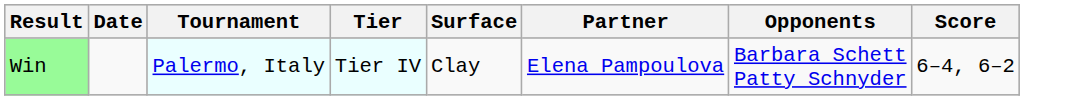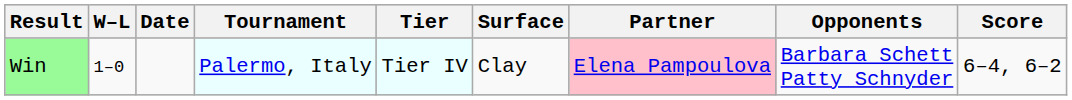+ column: (112, 22)
(626, 67) no background -> (672, 67) pink background
